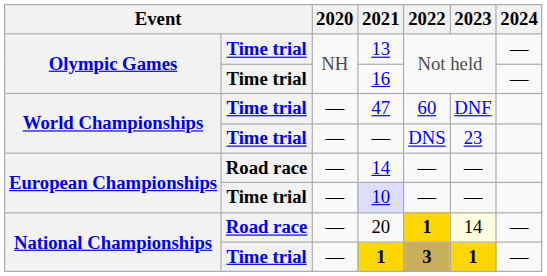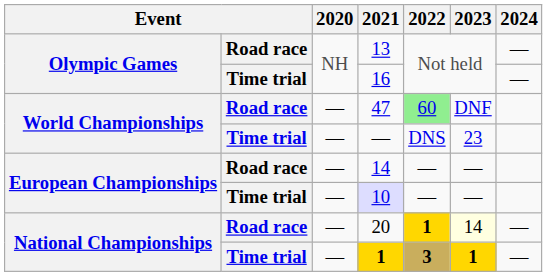(267, 49) Time trial -> (267, 49) Road race
(267, 108) Time trial -> (267, 108) Road race
(427, 108) no background -> (427, 108) lightgreen background
